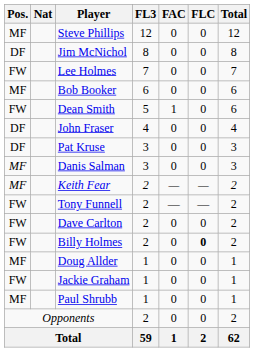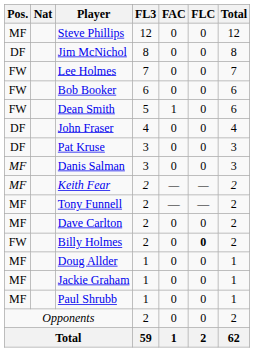(18, 90) MF -> (18, 90) FW
(18, 204) FW -> (18, 204) MF
(18, 223) FW -> (18, 223) MF
(18, 280) FW -> (18, 280) MF
